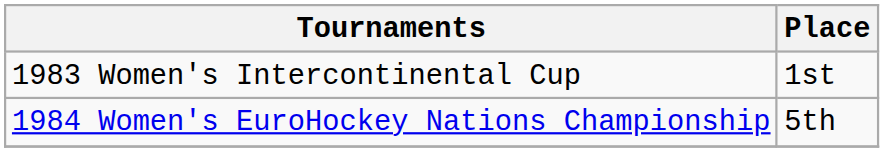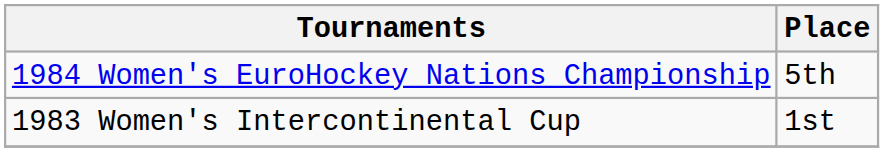rows swapped: (296, 75) <-> (391, 122)
